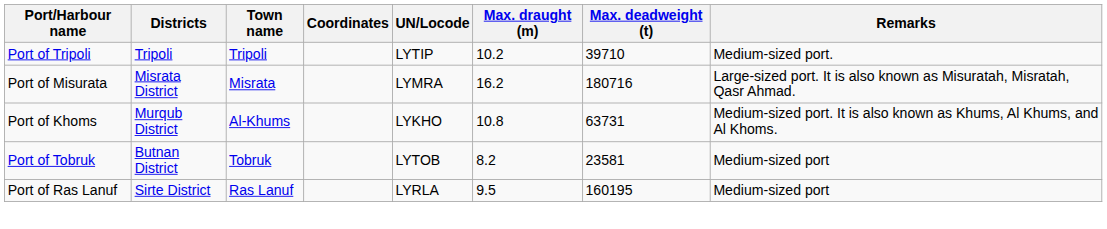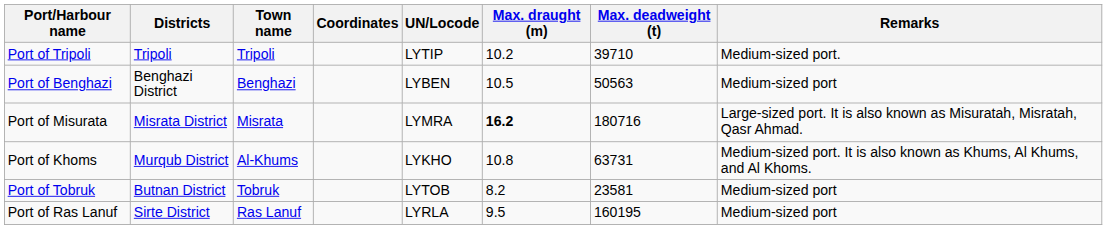+ row: (60, 84)
(490, 84) normal -> (500, 122) bold
